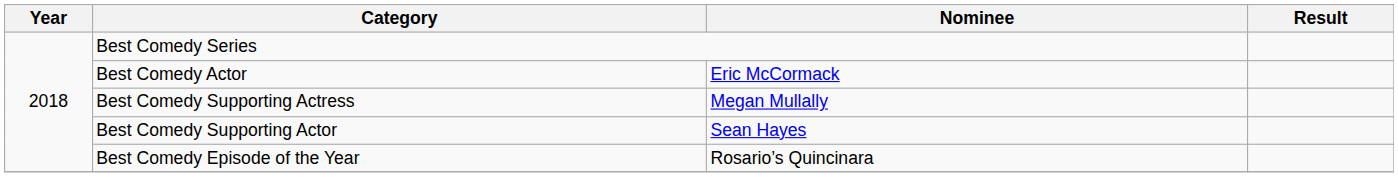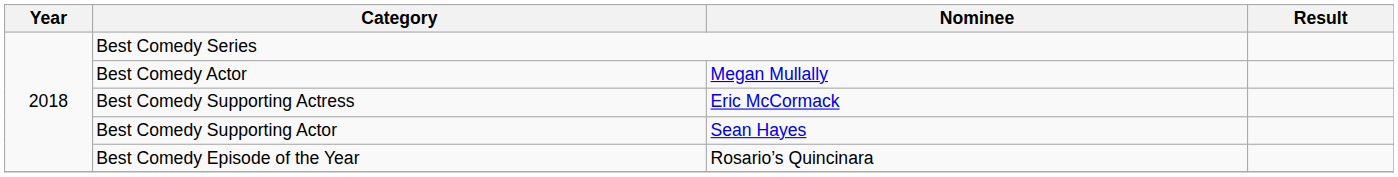(775, 74) Eric McCormack -> (769, 74) Megan Mullally
(769, 102) Megan Mullally -> (775, 102) Eric McCormack
